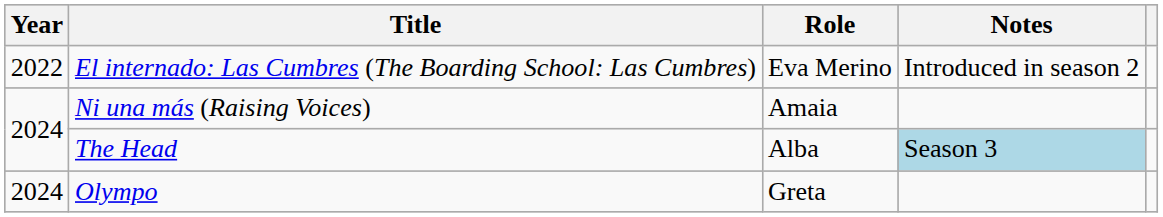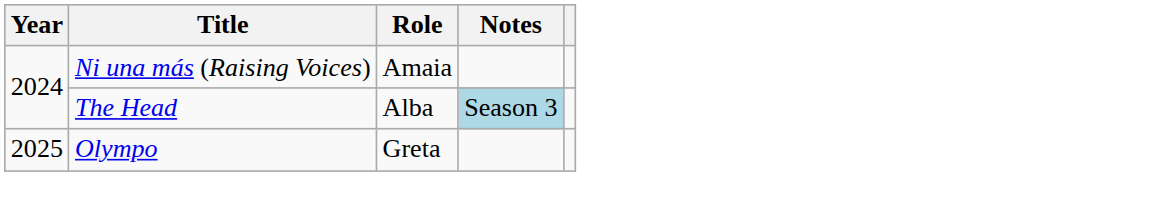- row: (415, 66)
(37, 190) 2024 -> (37, 149) 2025
